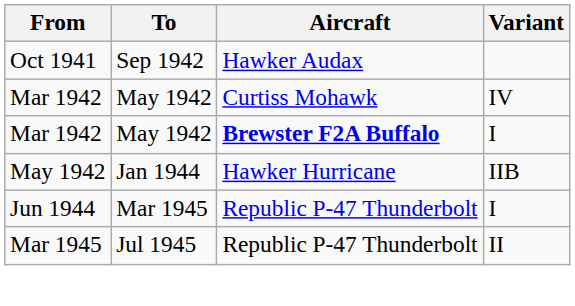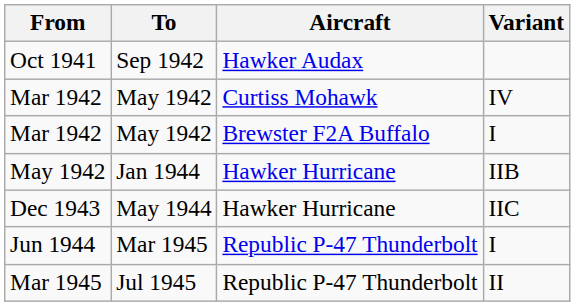(331, 134) bold -> (326, 134) normal
+ row: (55, 208)
